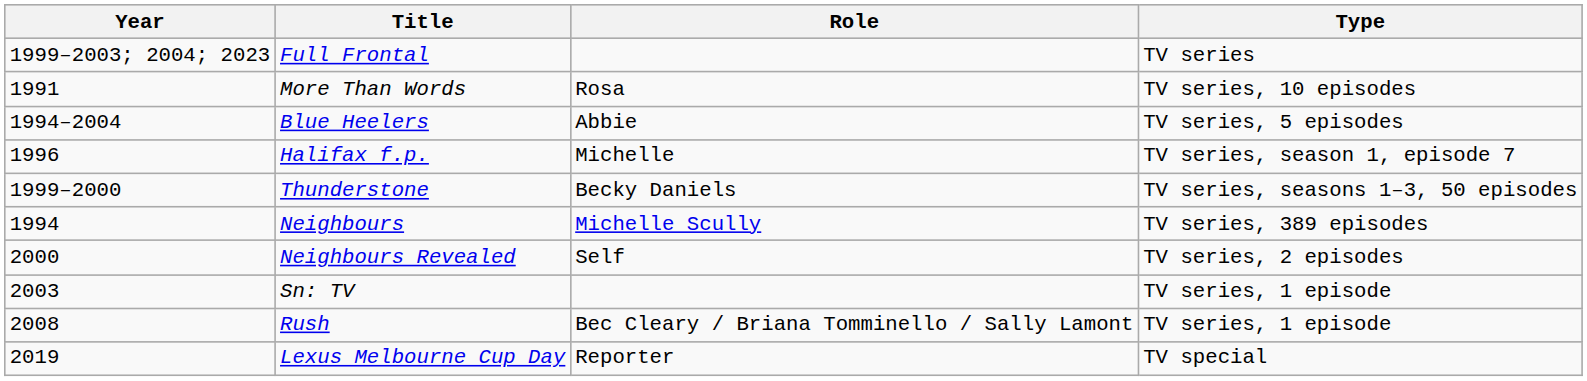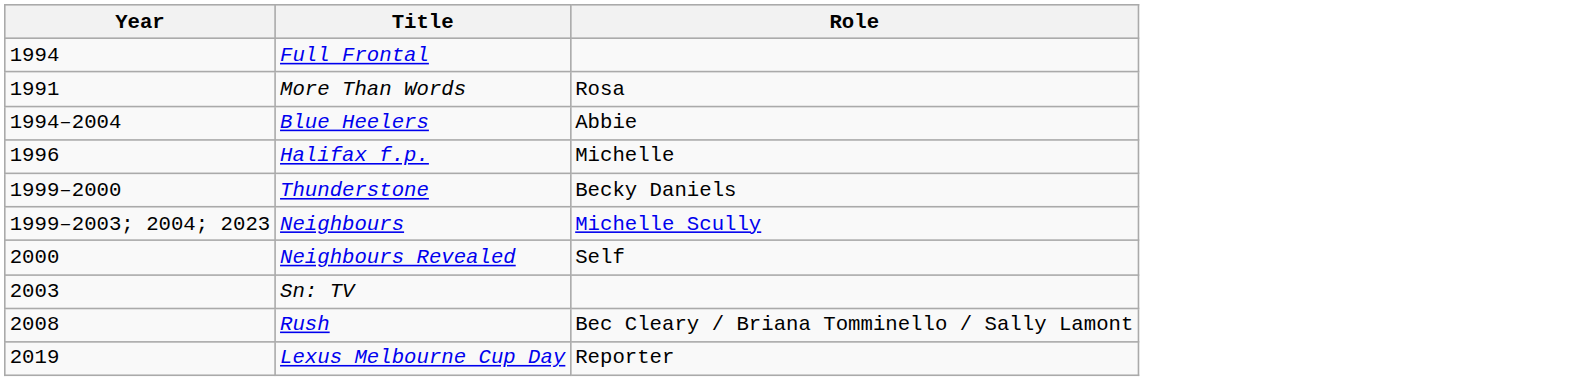- column: (1360, 22)
(140, 55) 1999–2003; 2004; 2023 -> (35, 55) 1994
(35, 224) 1994 -> (140, 224) 1999–2003; 2004; 2023
